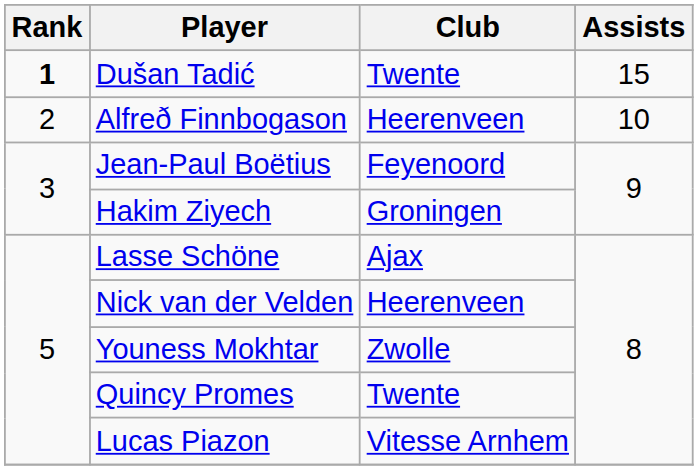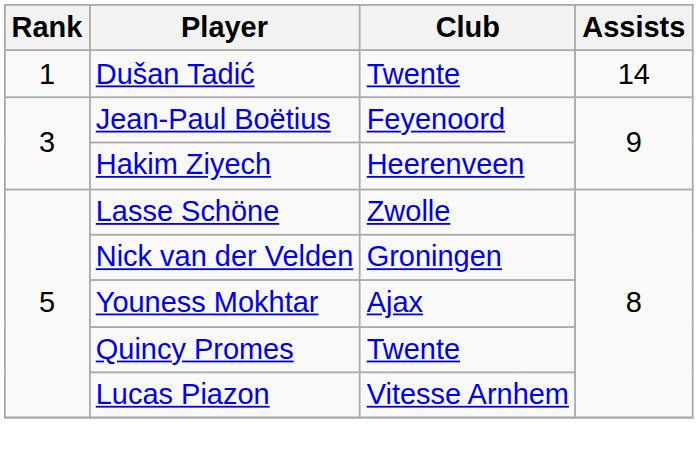(47, 73) bold -> (47, 73) normal
(634, 73) 15 -> (634, 73) 14
- row: (221, 119)
(434, 211) Groningen -> (446, 165) Heerenveen
(395, 257) Ajax -> (409, 211) Zwolle
(446, 303) Heerenveen -> (434, 257) Groningen
(409, 348) Zwolle -> (395, 303) Ajax
